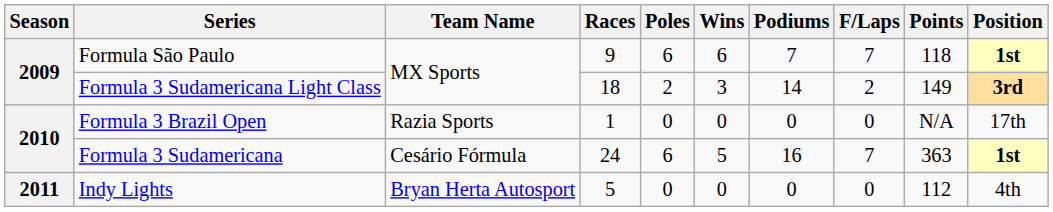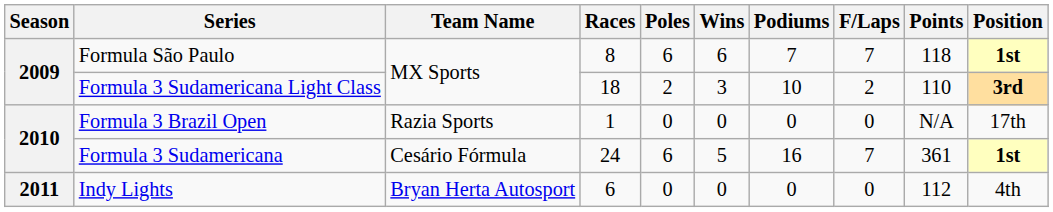(610, 55) 9 -> (610, 55) 8
(792, 88) 14 -> (792, 88) 10
(936, 88) 149 -> (936, 88) 110
(936, 155) 363 -> (936, 155) 361
(610, 189) 5 -> (610, 189) 6
